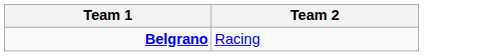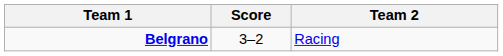+ column: (251, 16)
